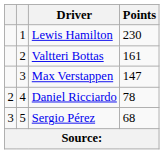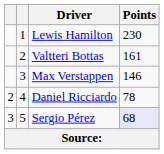(132, 76) 147 -> (132, 76) 146
(129, 117) no background -> (129, 117) lavender background
